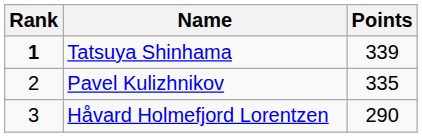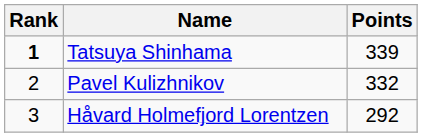(382, 83) 335 -> (382, 83) 332
(382, 115) 290 -> (382, 115) 292
